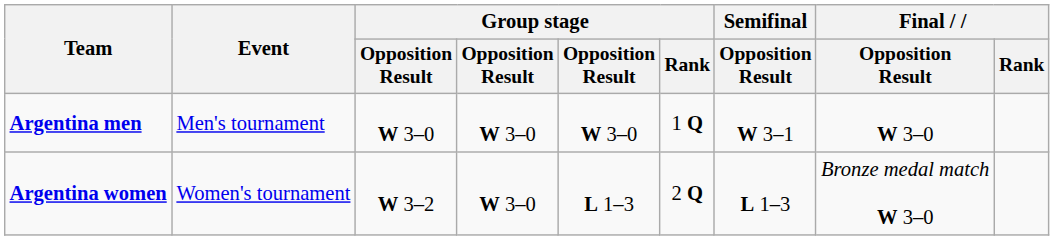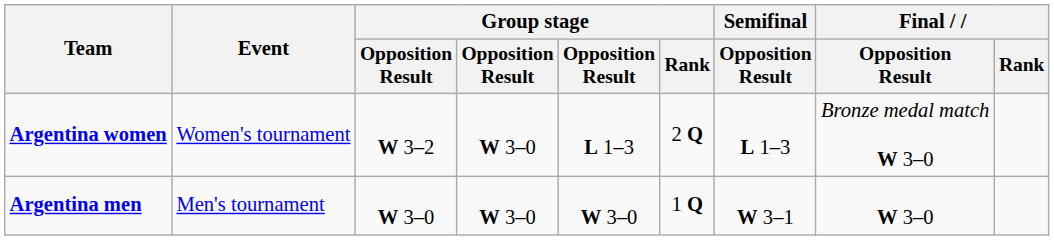rows swapped: (76, 122) <-> (88, 193)
